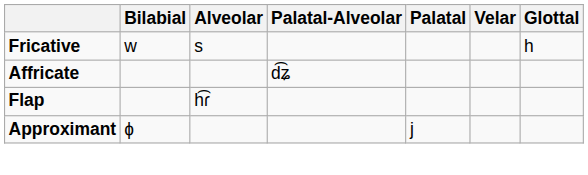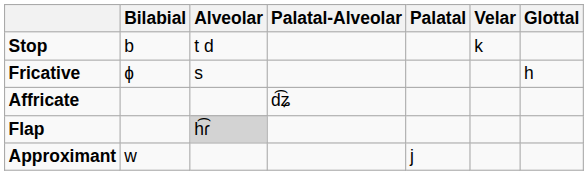+ row: (28, 45)
(130, 45) w -> (129, 73) ɸ
(202, 101) no background -> (202, 128) lightgrey background
(129, 128) ɸ -> (130, 156) w
